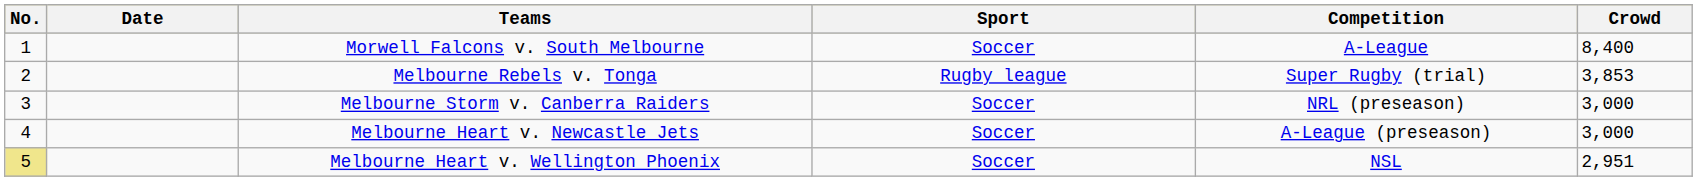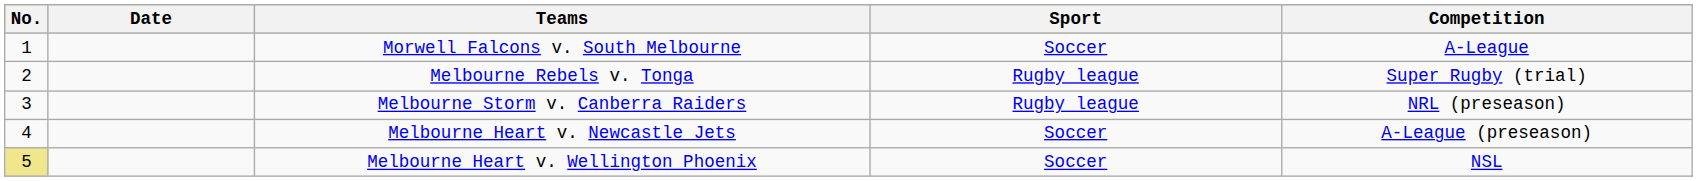- column: (1635, 19)
(1003, 105) Soccer -> (1076, 105) Rugby league
